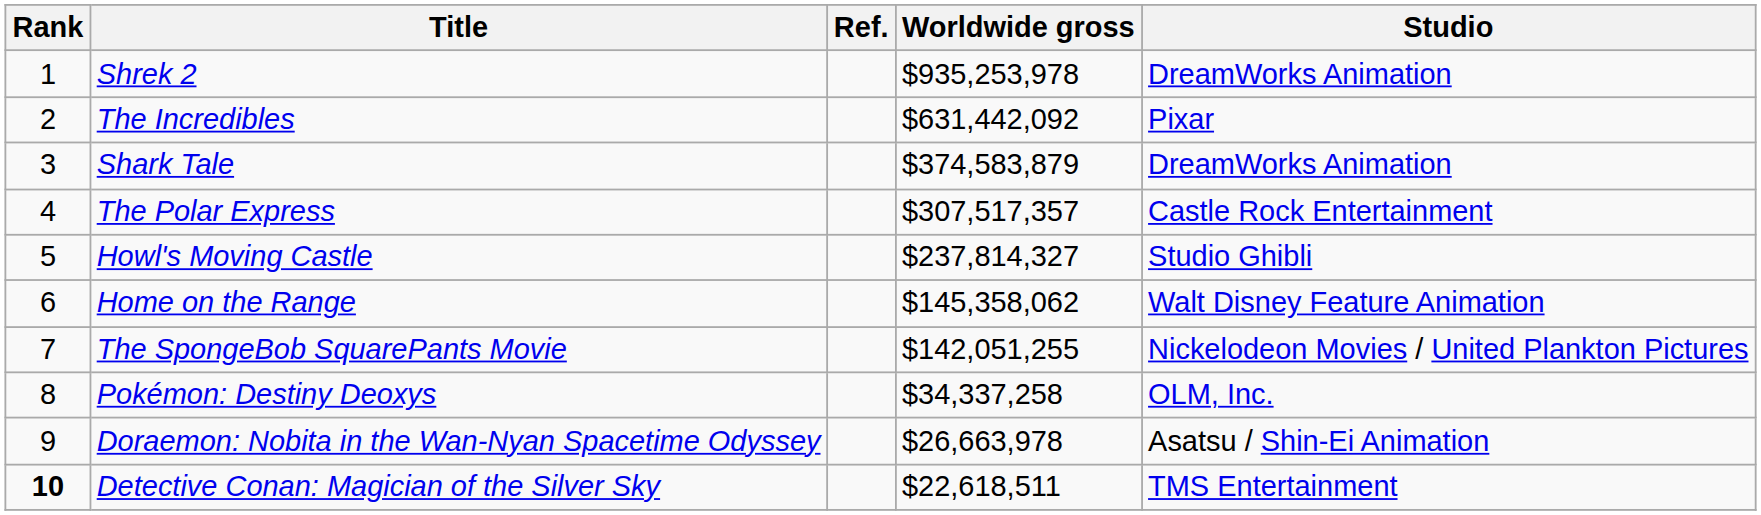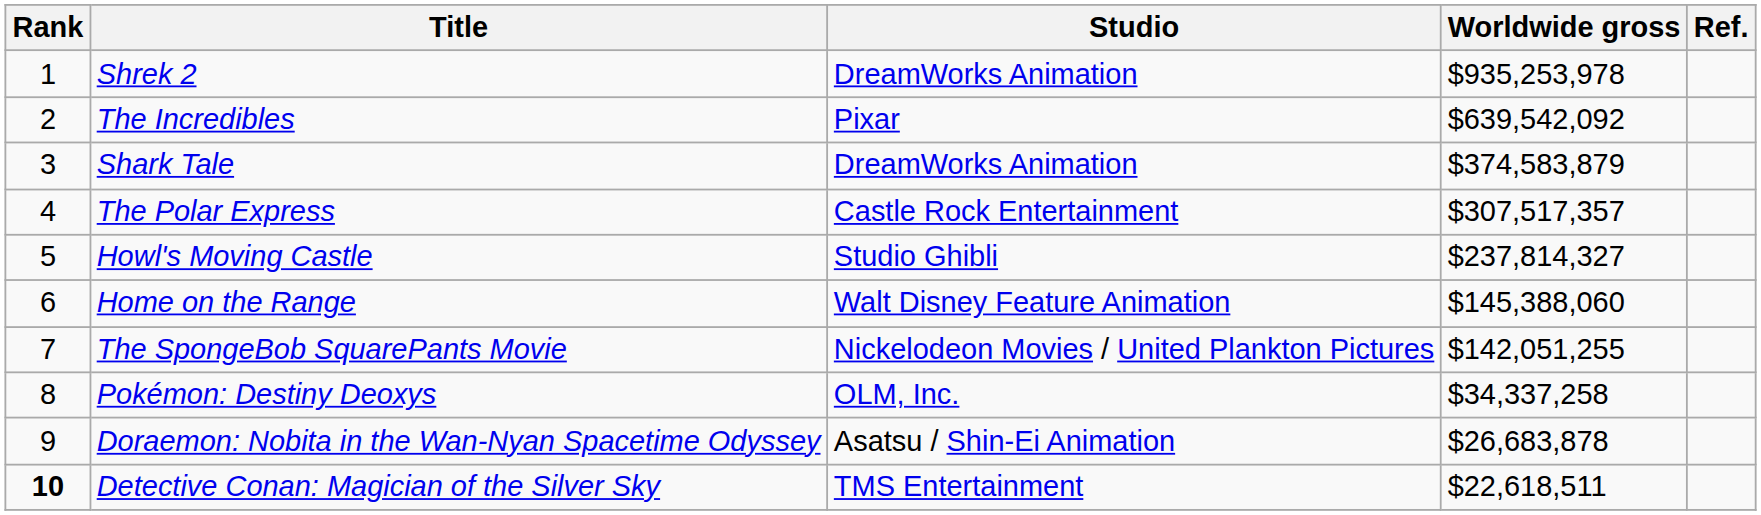columns swapped: (1448, 27) <-> (861, 27)
(991, 119) $631,442,092 -> (1536, 119) $639,542,092
(991, 303) $145,358,062 -> (1536, 303) $145,388,060
(982, 440) $26,663,978 -> (1528, 440) $26,683,878
